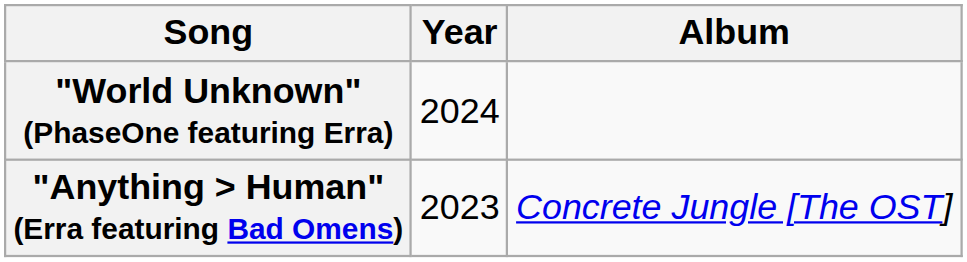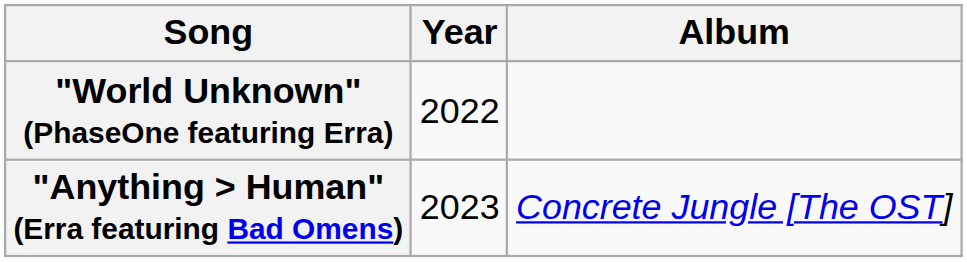(460, 109) 2024 -> (460, 109) 2022
